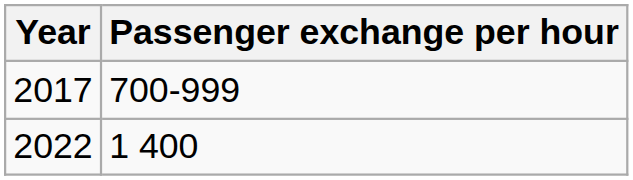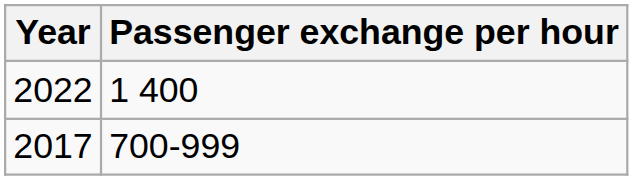rows swapped: (53, 89) <-> (53, 145)
